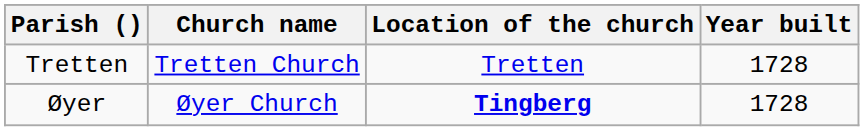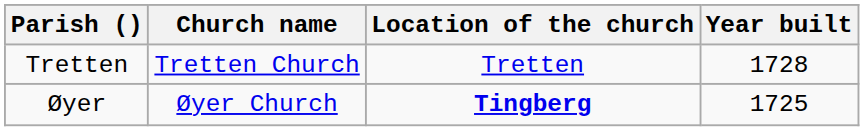(779, 105) 1728 -> (779, 105) 1725
